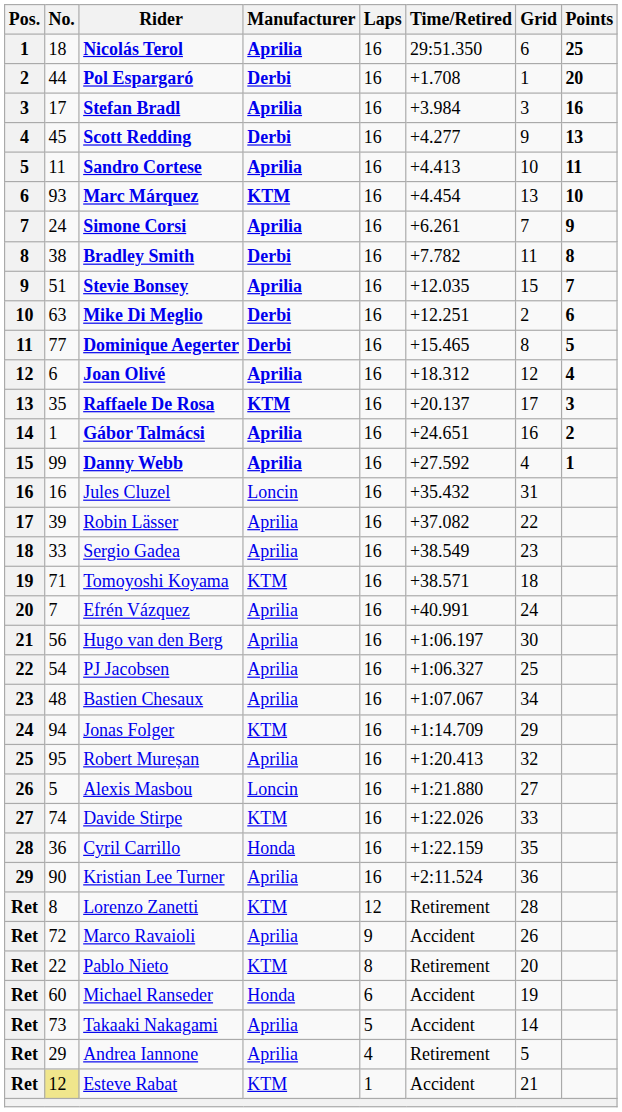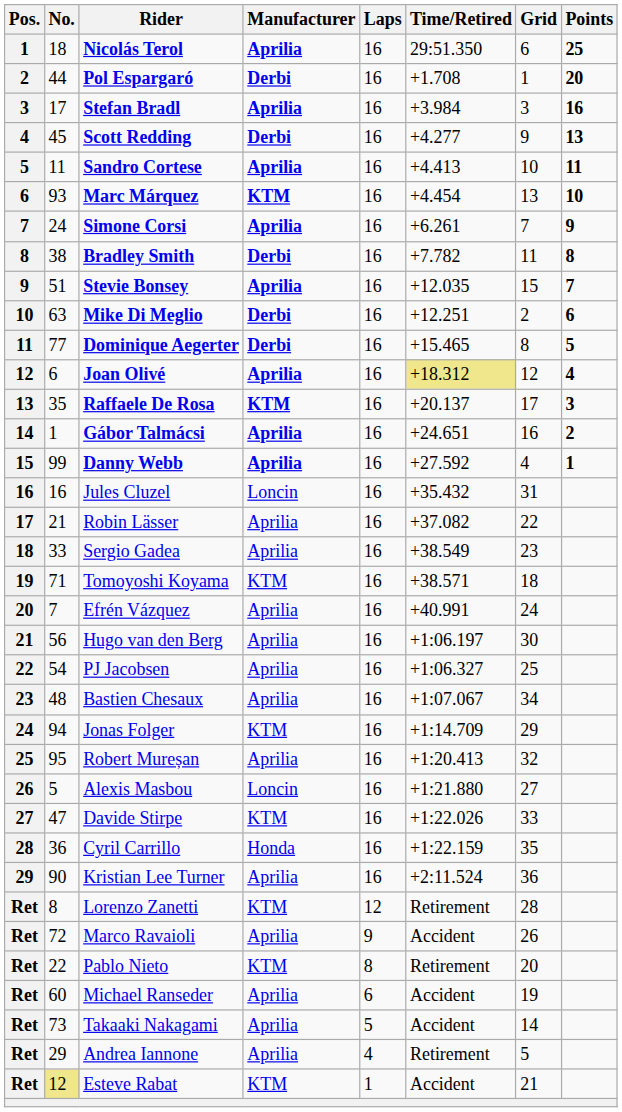(440, 374) no background -> (440, 374) khaki background
(57, 522) 39 -> (57, 522) 21
(57, 817) 74 -> (57, 817) 47
(271, 995) Honda -> (273, 995) Aprilia
